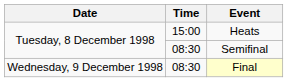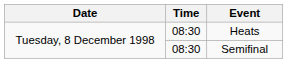(186, 31) 15:00 -> (186, 31) 08:30
- row: (245, 67)
